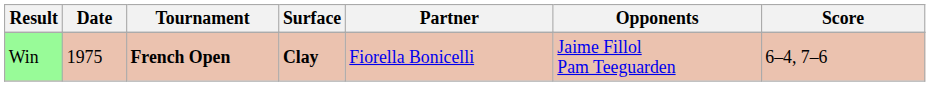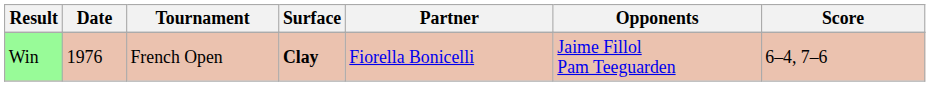(85, 56) 1975 -> (85, 56) 1976
(180, 56) bold -> (177, 56) normal
